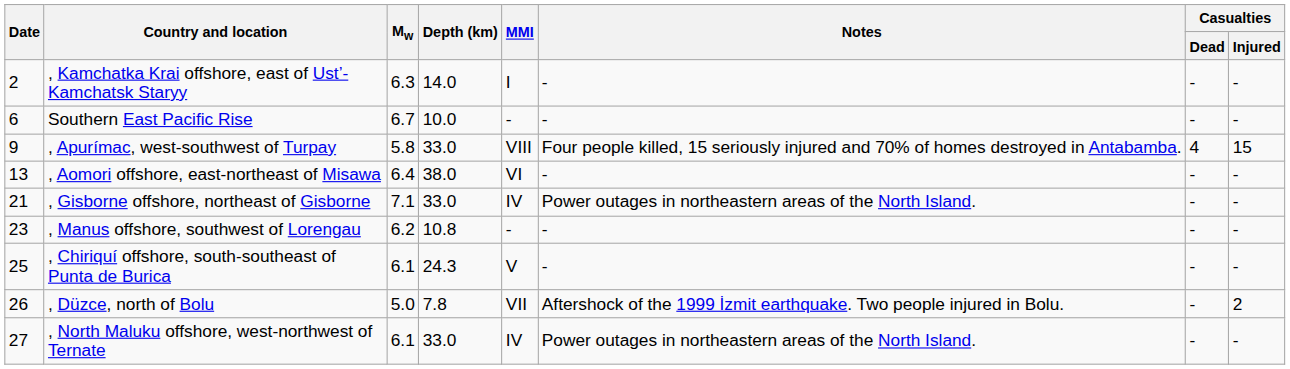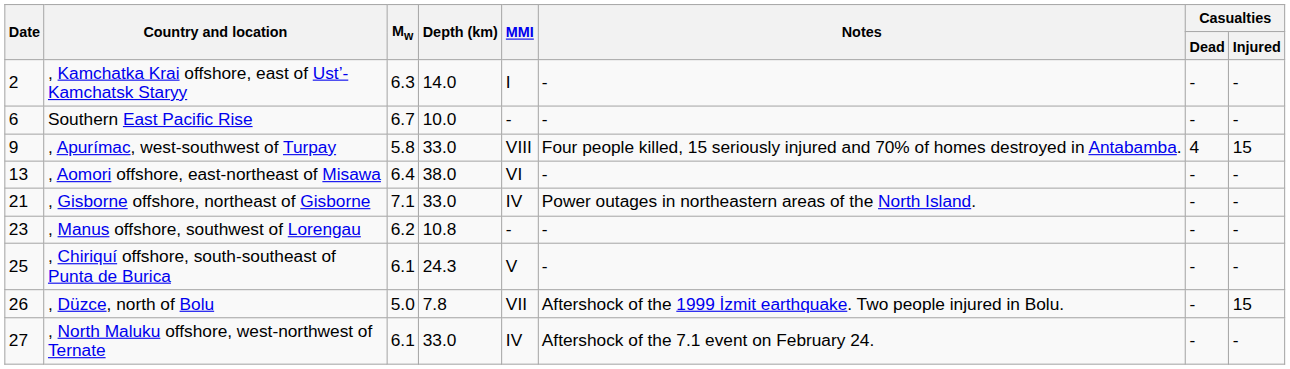(1238, 303) 2 -> (1242, 303) 15
(759, 340) Power outages in northeastern areas of the North Island. -> (708, 340) Aftershock of the 7.1 event on February 24.
